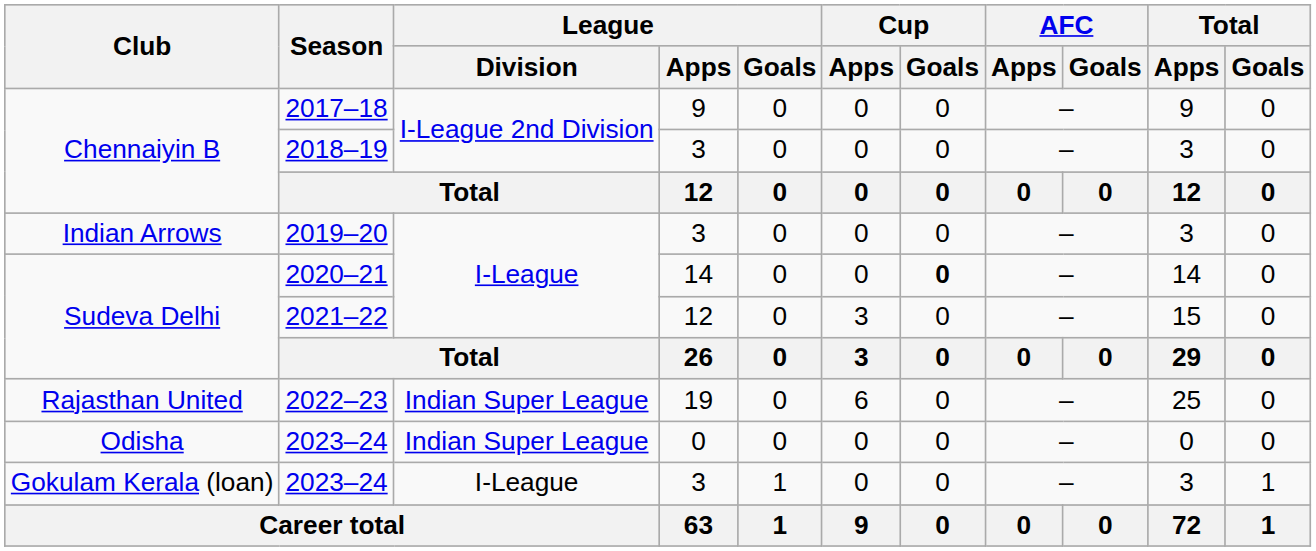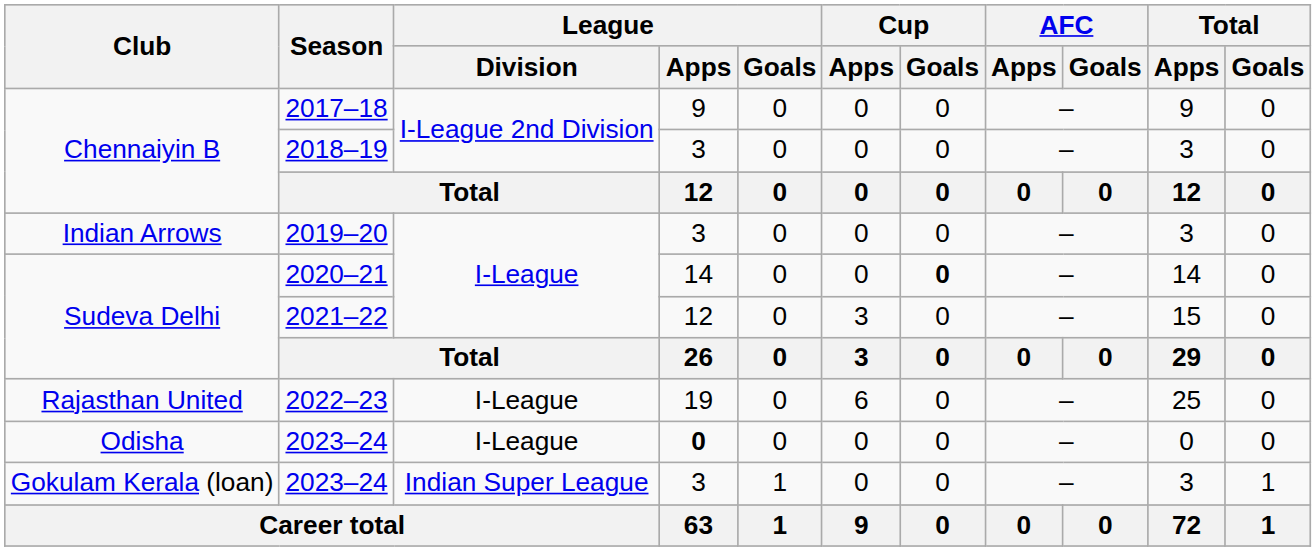(527, 399) Indian Super League -> (527, 399) I-League
(527, 441) Indian Super League -> (527, 441) I-League
(698, 441) normal -> (698, 441) bold
(527, 483) I-League -> (527, 483) Indian Super League
